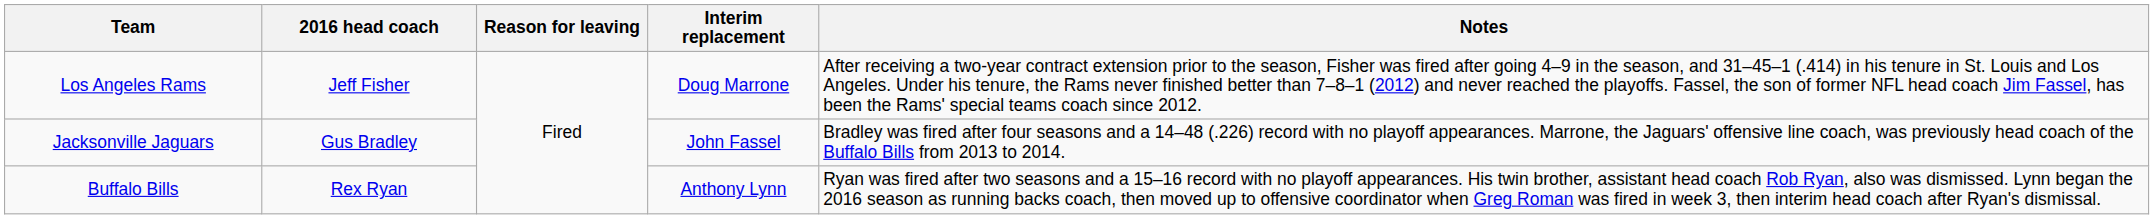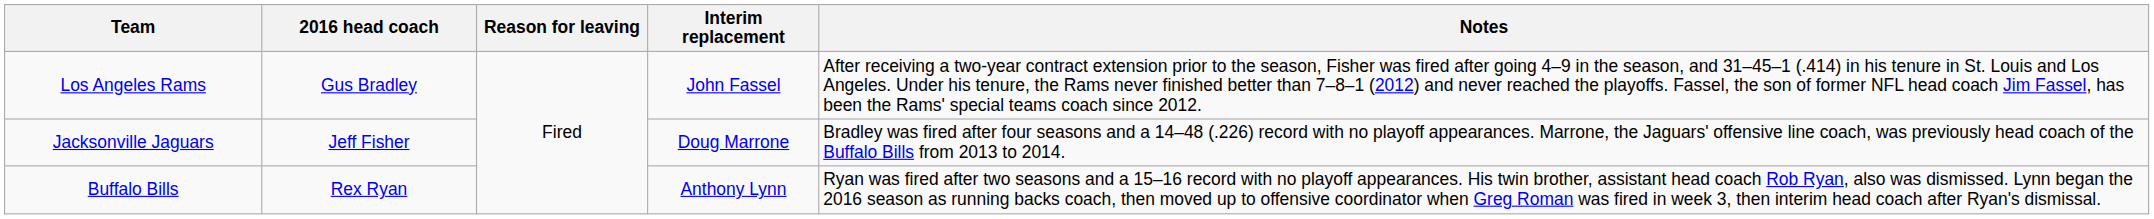(369, 85) Jeff Fisher -> (369, 85) Gus Bradley
(733, 85) Doug Marrone -> (733, 85) John Fassel
(369, 142) Gus Bradley -> (369, 142) Jeff Fisher
(733, 142) John Fassel -> (733, 142) Doug Marrone
